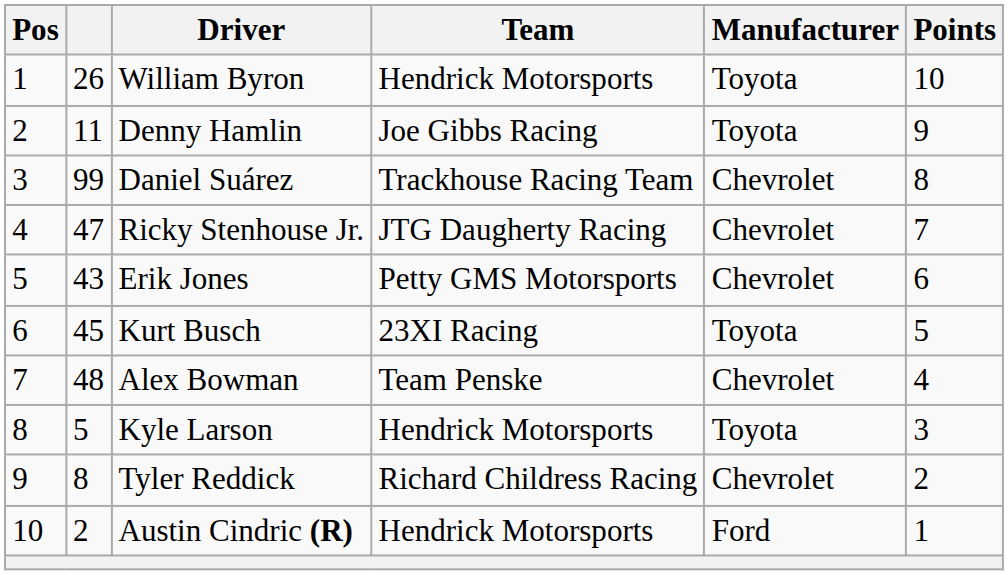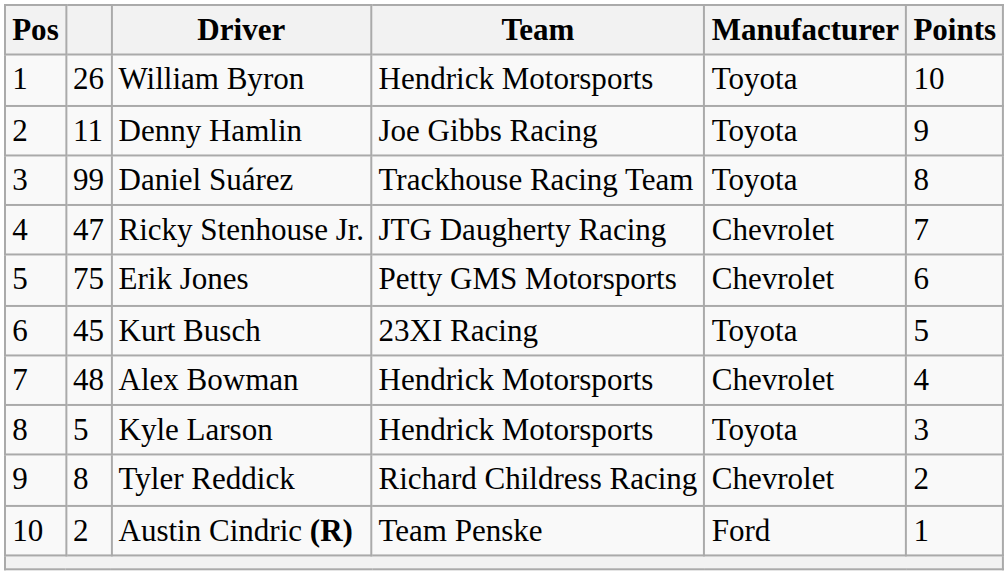(773, 179) Chevrolet -> (755, 179) Toyota
(89, 279) 43 -> (89, 279) 75
(461, 379) Team Penske -> (516, 379) Hendrick Motorsports
(516, 529) Hendrick Motorsports -> (461, 529) Team Penske
